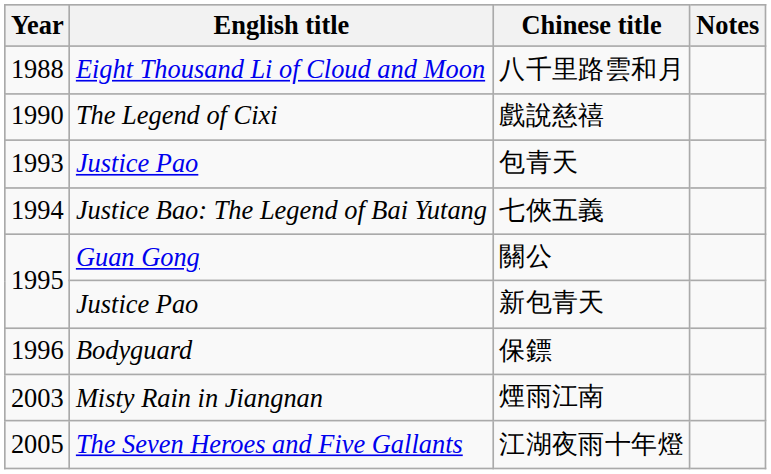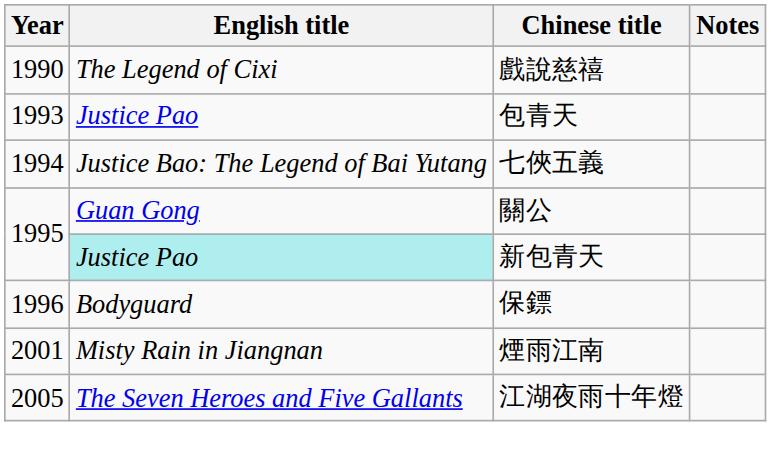- row: (592, 68)
(137, 303) no background -> (137, 257) paleturquoise background
(37, 397) 2003 -> (37, 350) 2001
